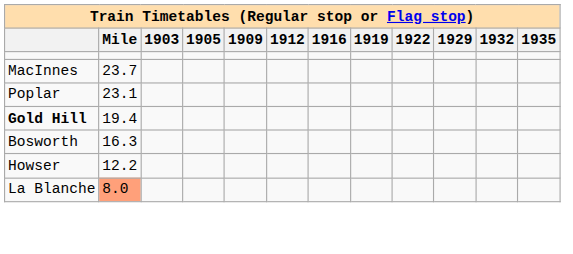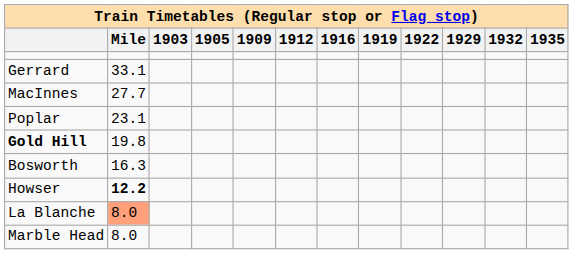+ row: (39, 71)
(120, 71) 23.7 -> (129, 95) 27.7
(120, 118) 19.4 -> (129, 142) 19.8
(120, 166) normal -> (129, 189) bold
+ row: (56, 237)
